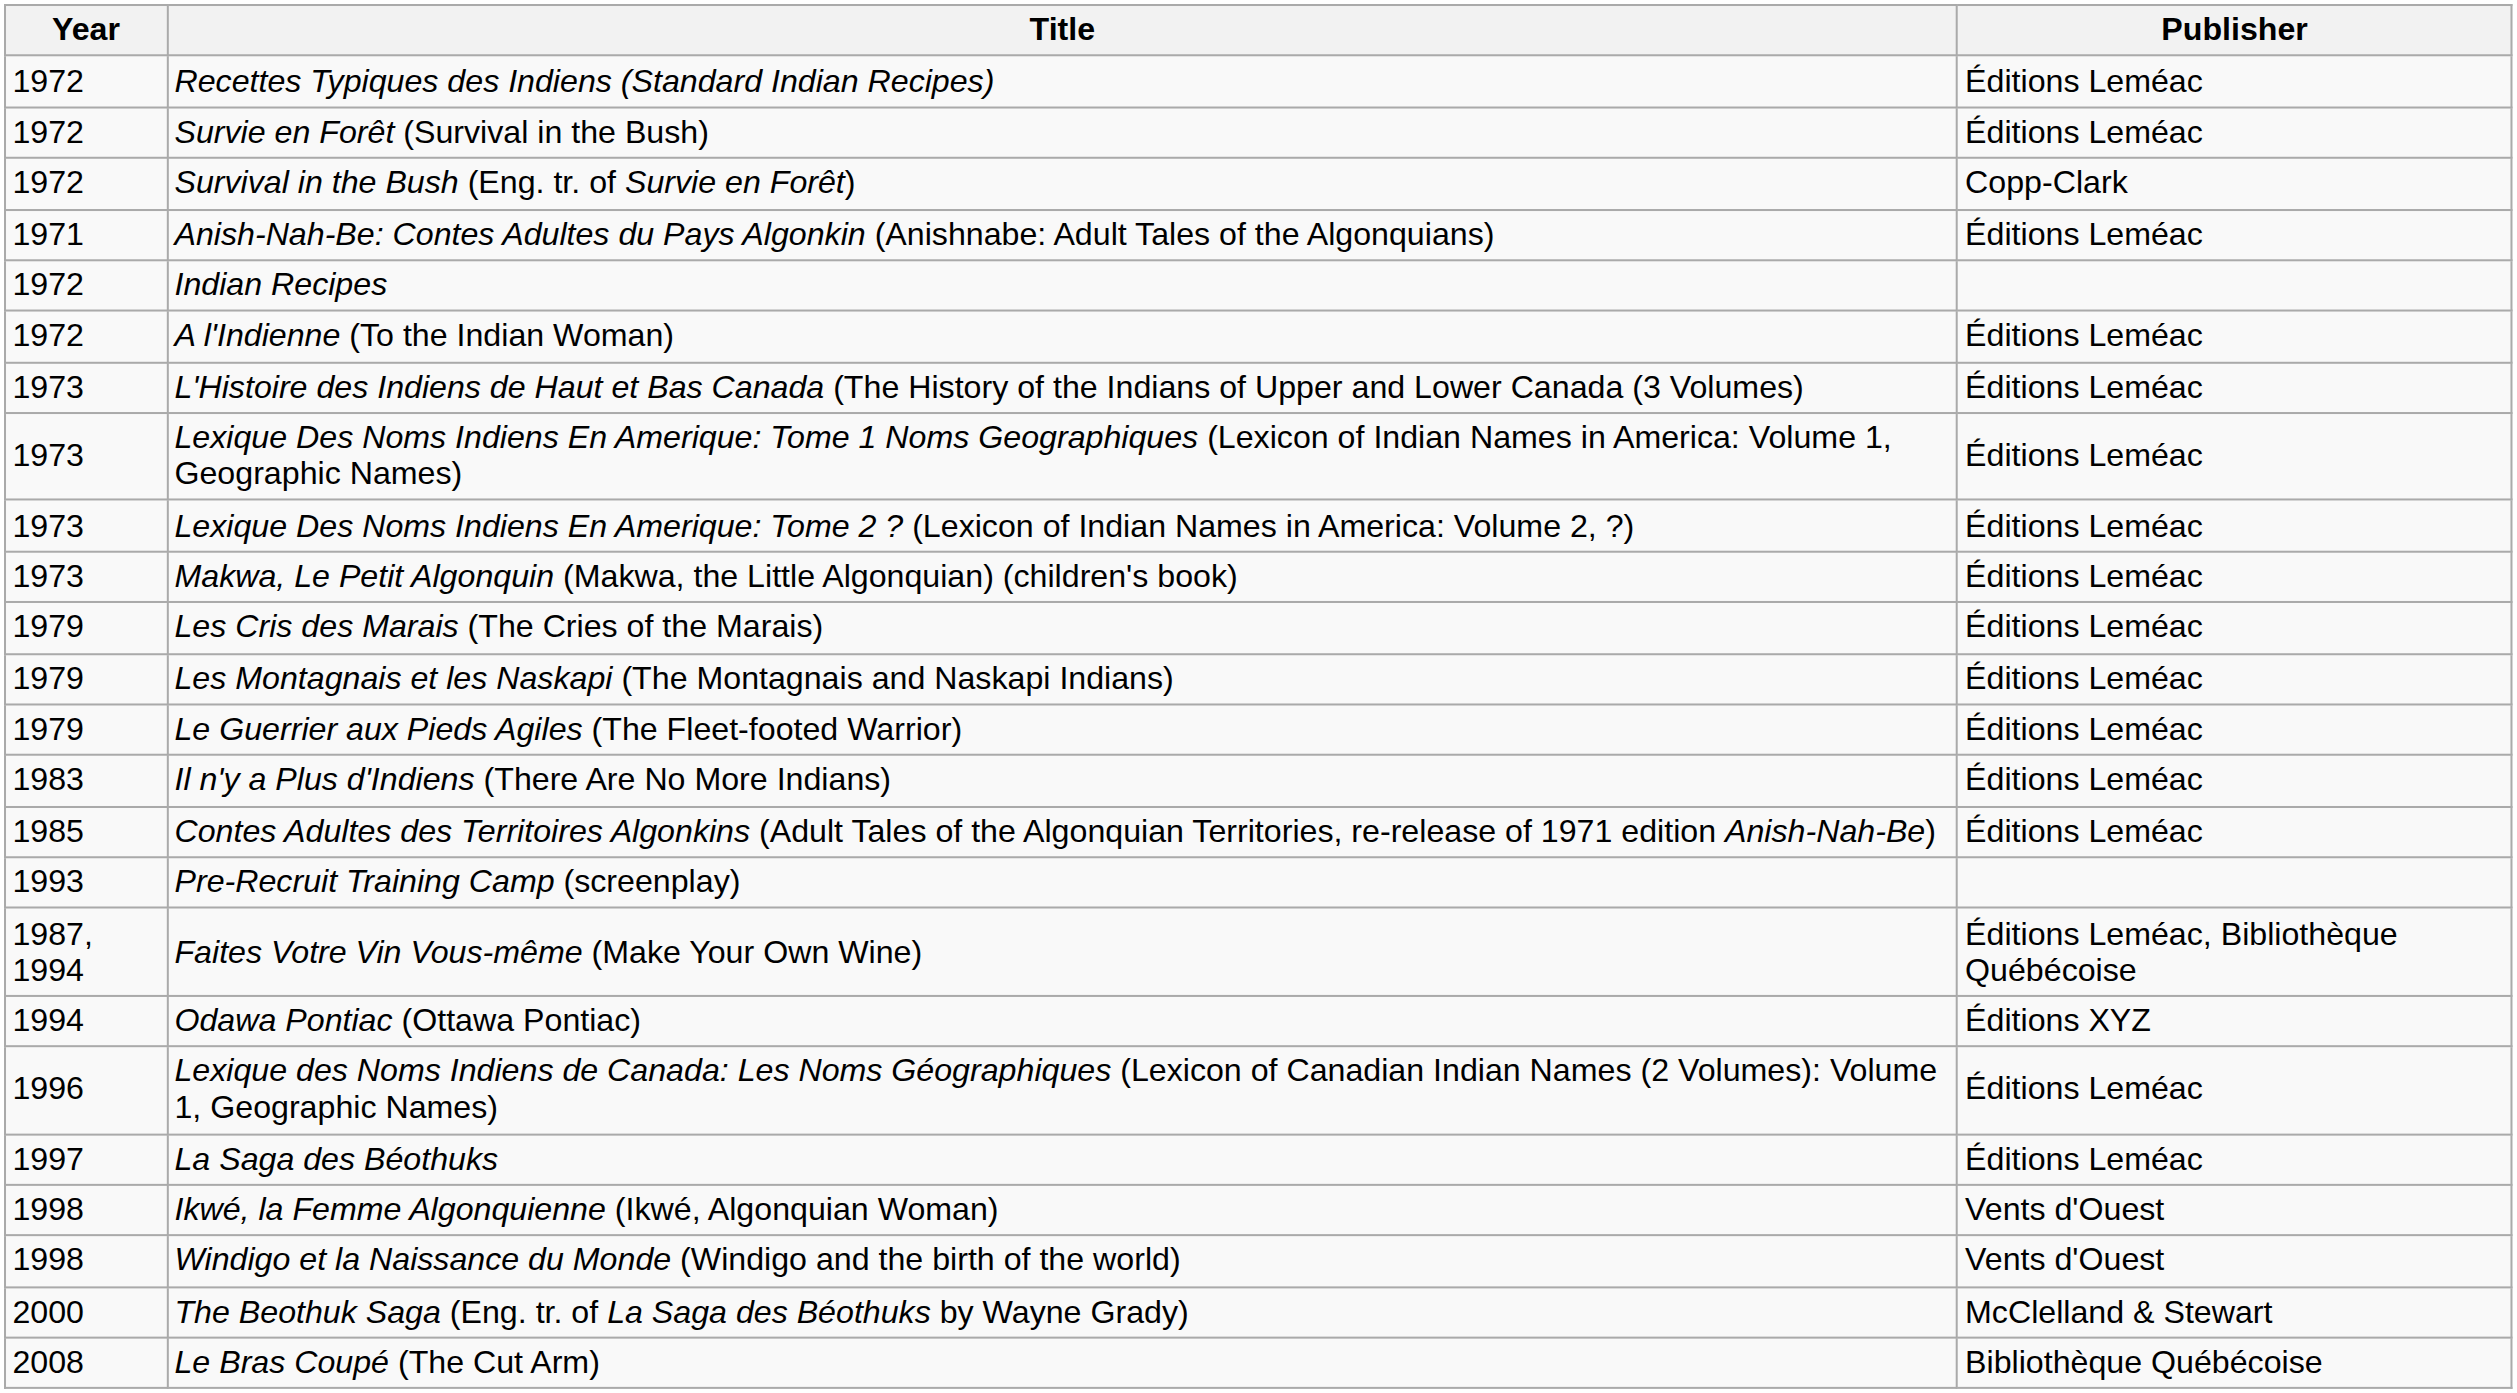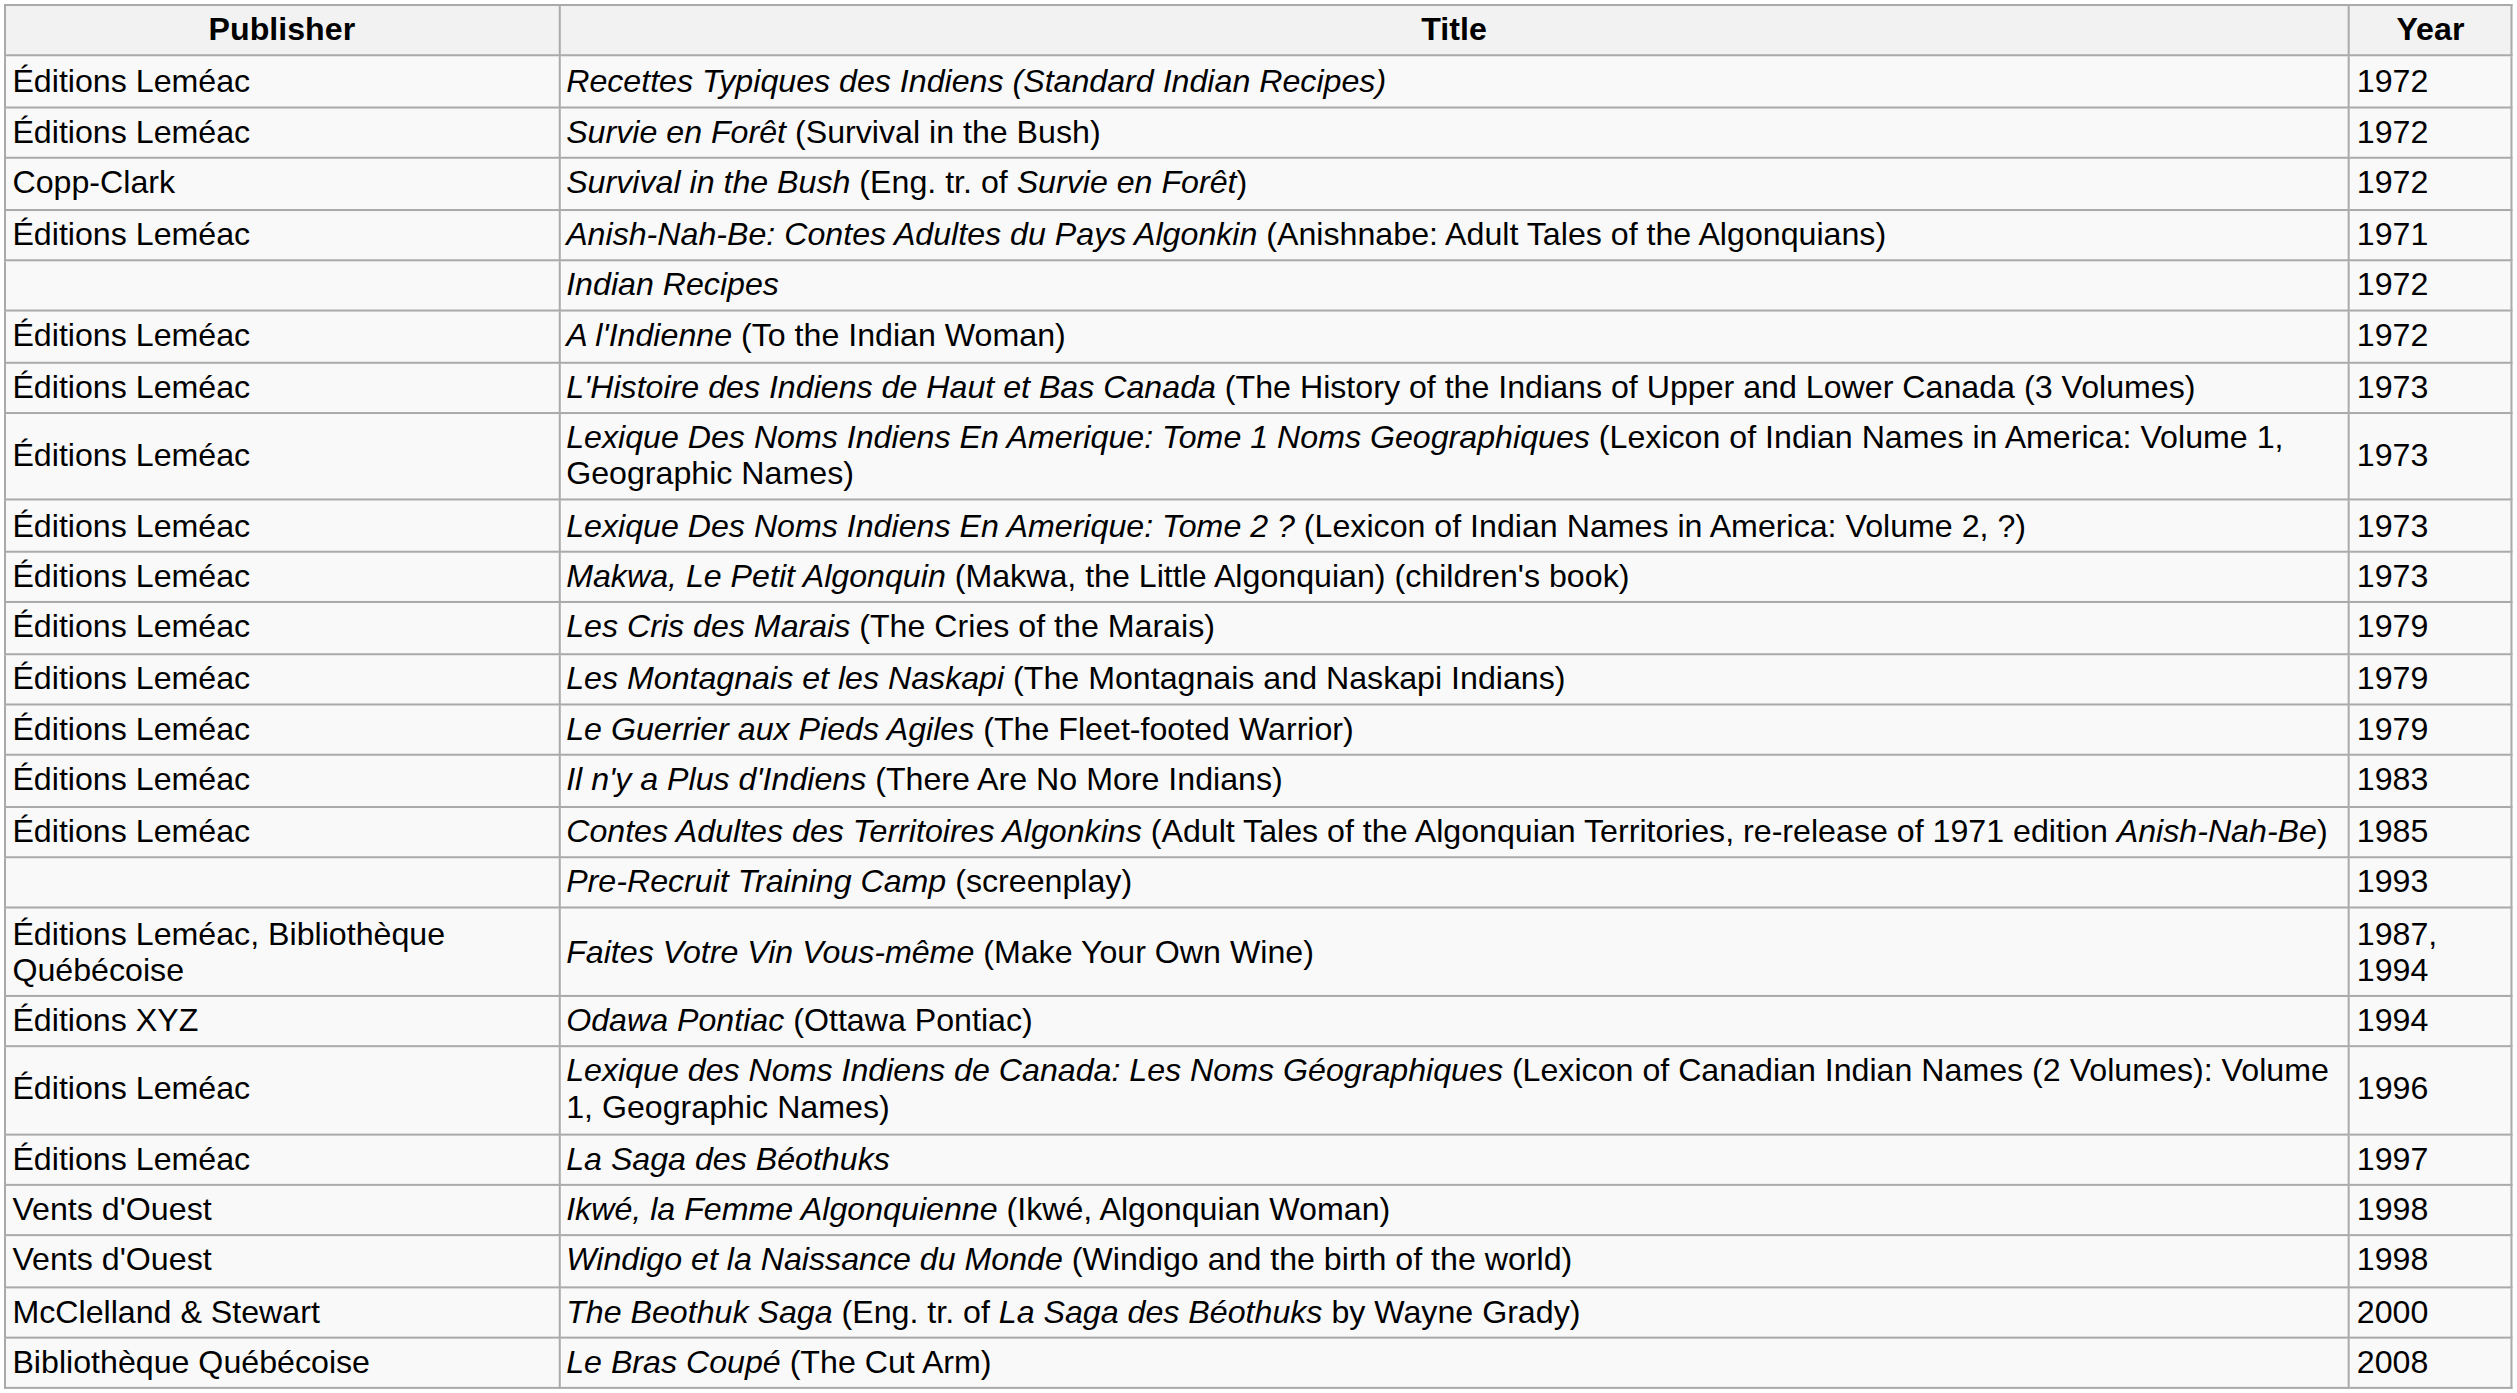columns swapped: (86, 30) <-> (2235, 30)
